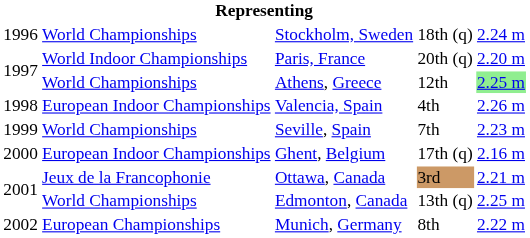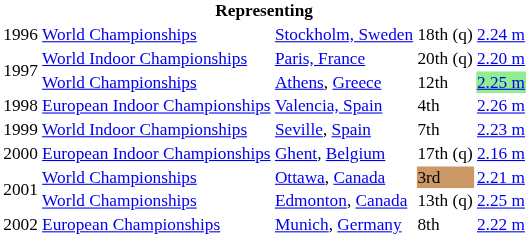(119, 129) World Championships -> (145, 129) World Indoor Championships
(126, 177) Jeux de la Francophonie -> (119, 177) World Championships
